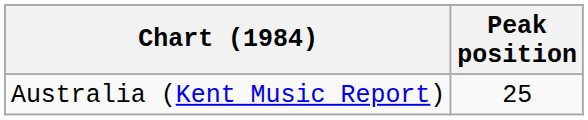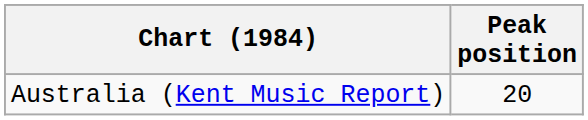(517, 95) 25 -> (517, 95) 20
